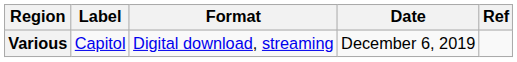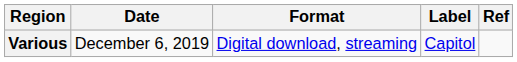columns swapped: (408, 17) <-> (100, 17)
